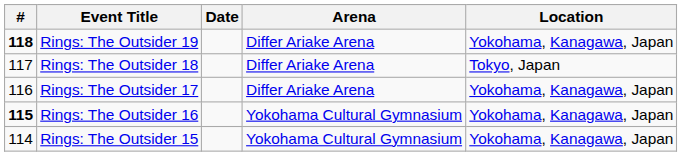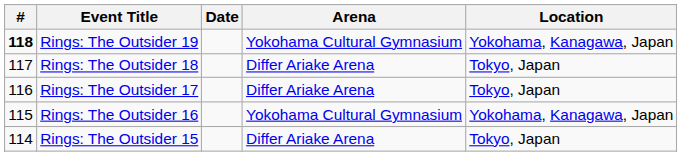(310, 41) Differ Ariake Arena -> (354, 41) Yokohama Cultural Gymnasium
(571, 90) Yokohama, Kanagawa, Japan -> (515, 90) Tokyo, Japan
(21, 114) bold -> (21, 114) normal
(354, 139) Yokohama Cultural Gymnasium -> (310, 139) Differ Ariake Arena
(571, 139) Yokohama, Kanagawa, Japan -> (515, 139) Tokyo, Japan
